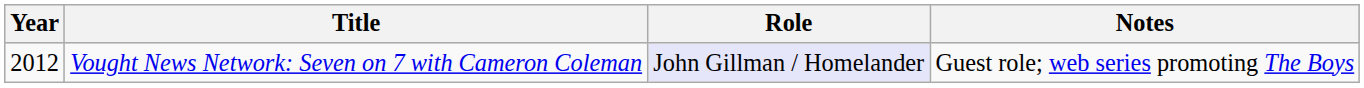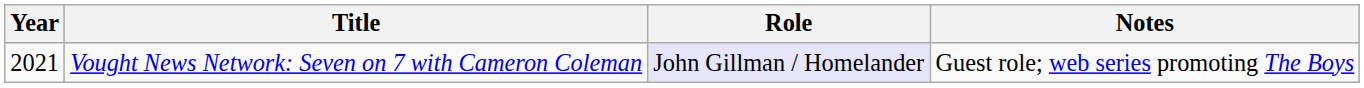(35, 62) 2012 -> (35, 62) 2021
